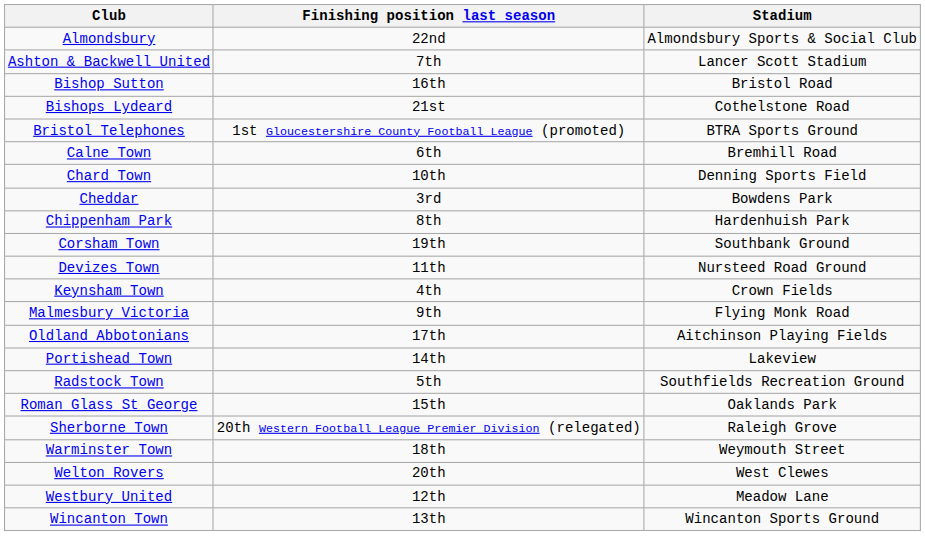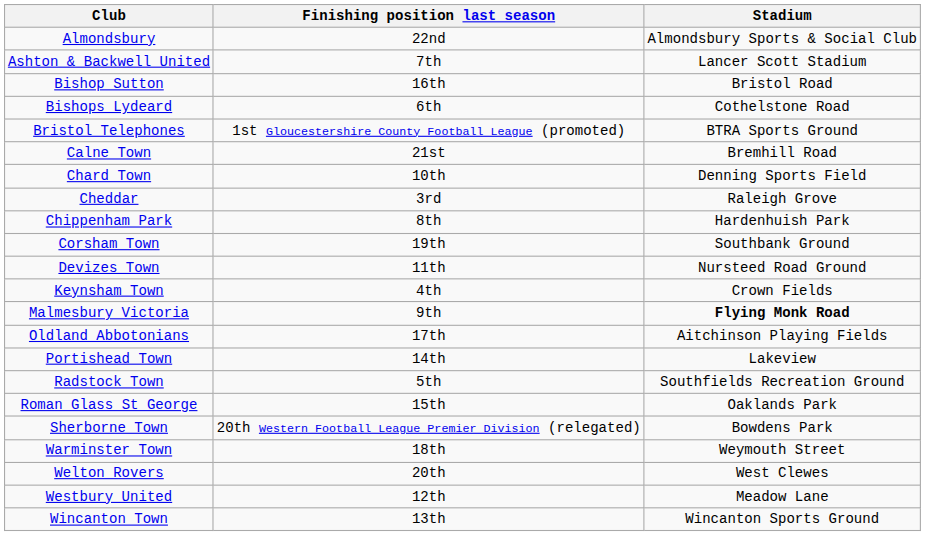(429, 108) 21st -> (429, 108) 6th
(429, 153) 6th -> (429, 153) 21st
(782, 199) Bowdens Park -> (782, 199) Raleigh Grove
(782, 313) normal -> (782, 313) bold
(782, 428) Raleigh Grove -> (782, 428) Bowdens Park
